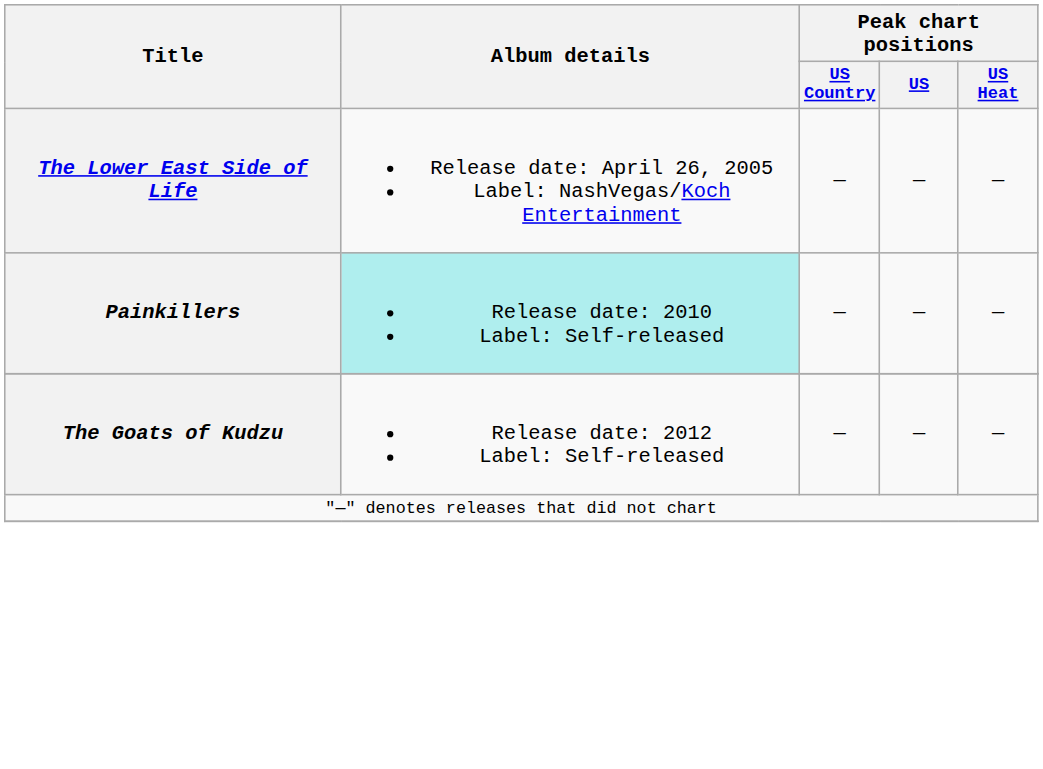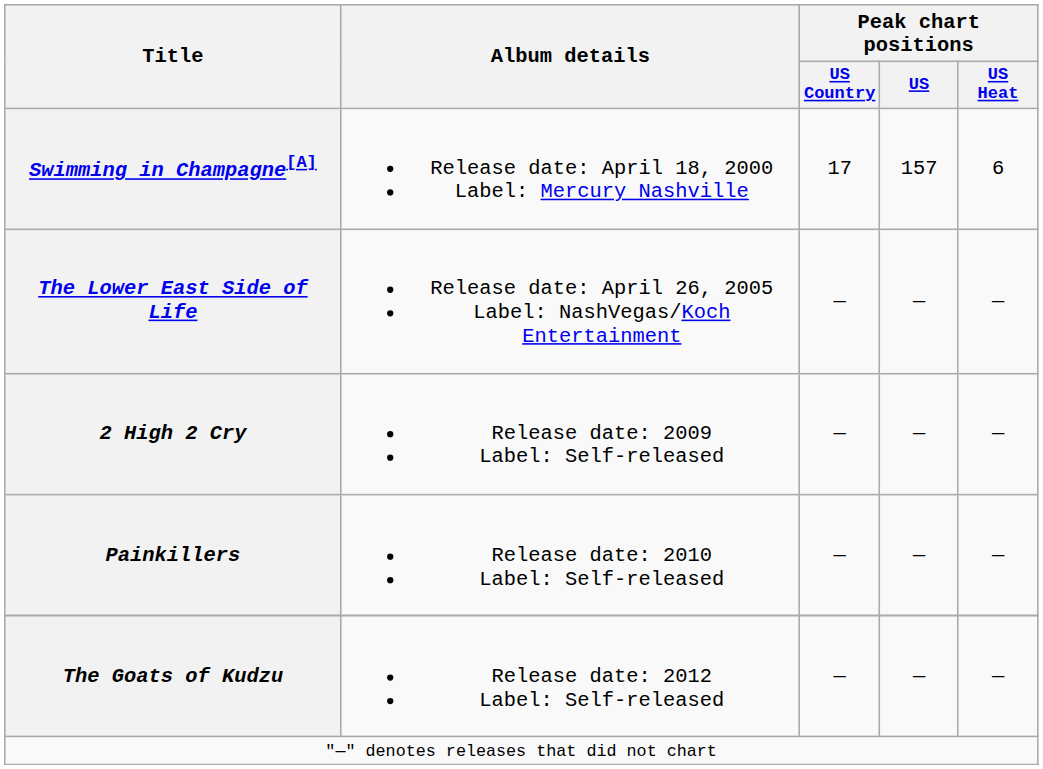+ row: (173, 168)
+ row: (173, 434)
(570, 325) paleturquoise background -> (570, 567) no background
